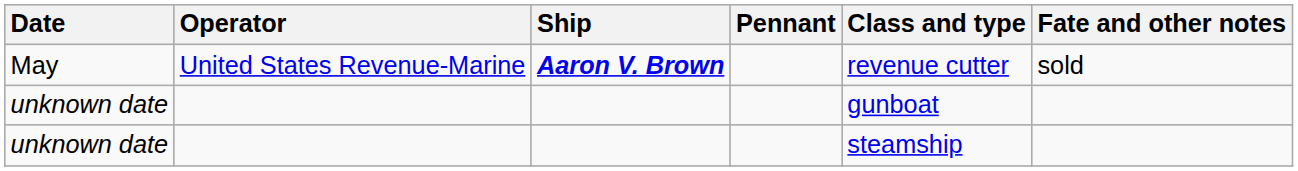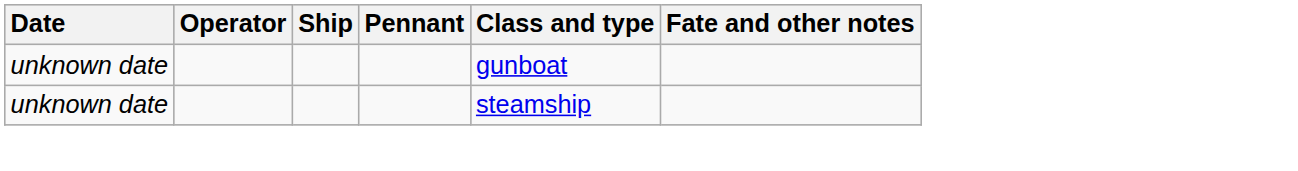- row: (35, 64)
